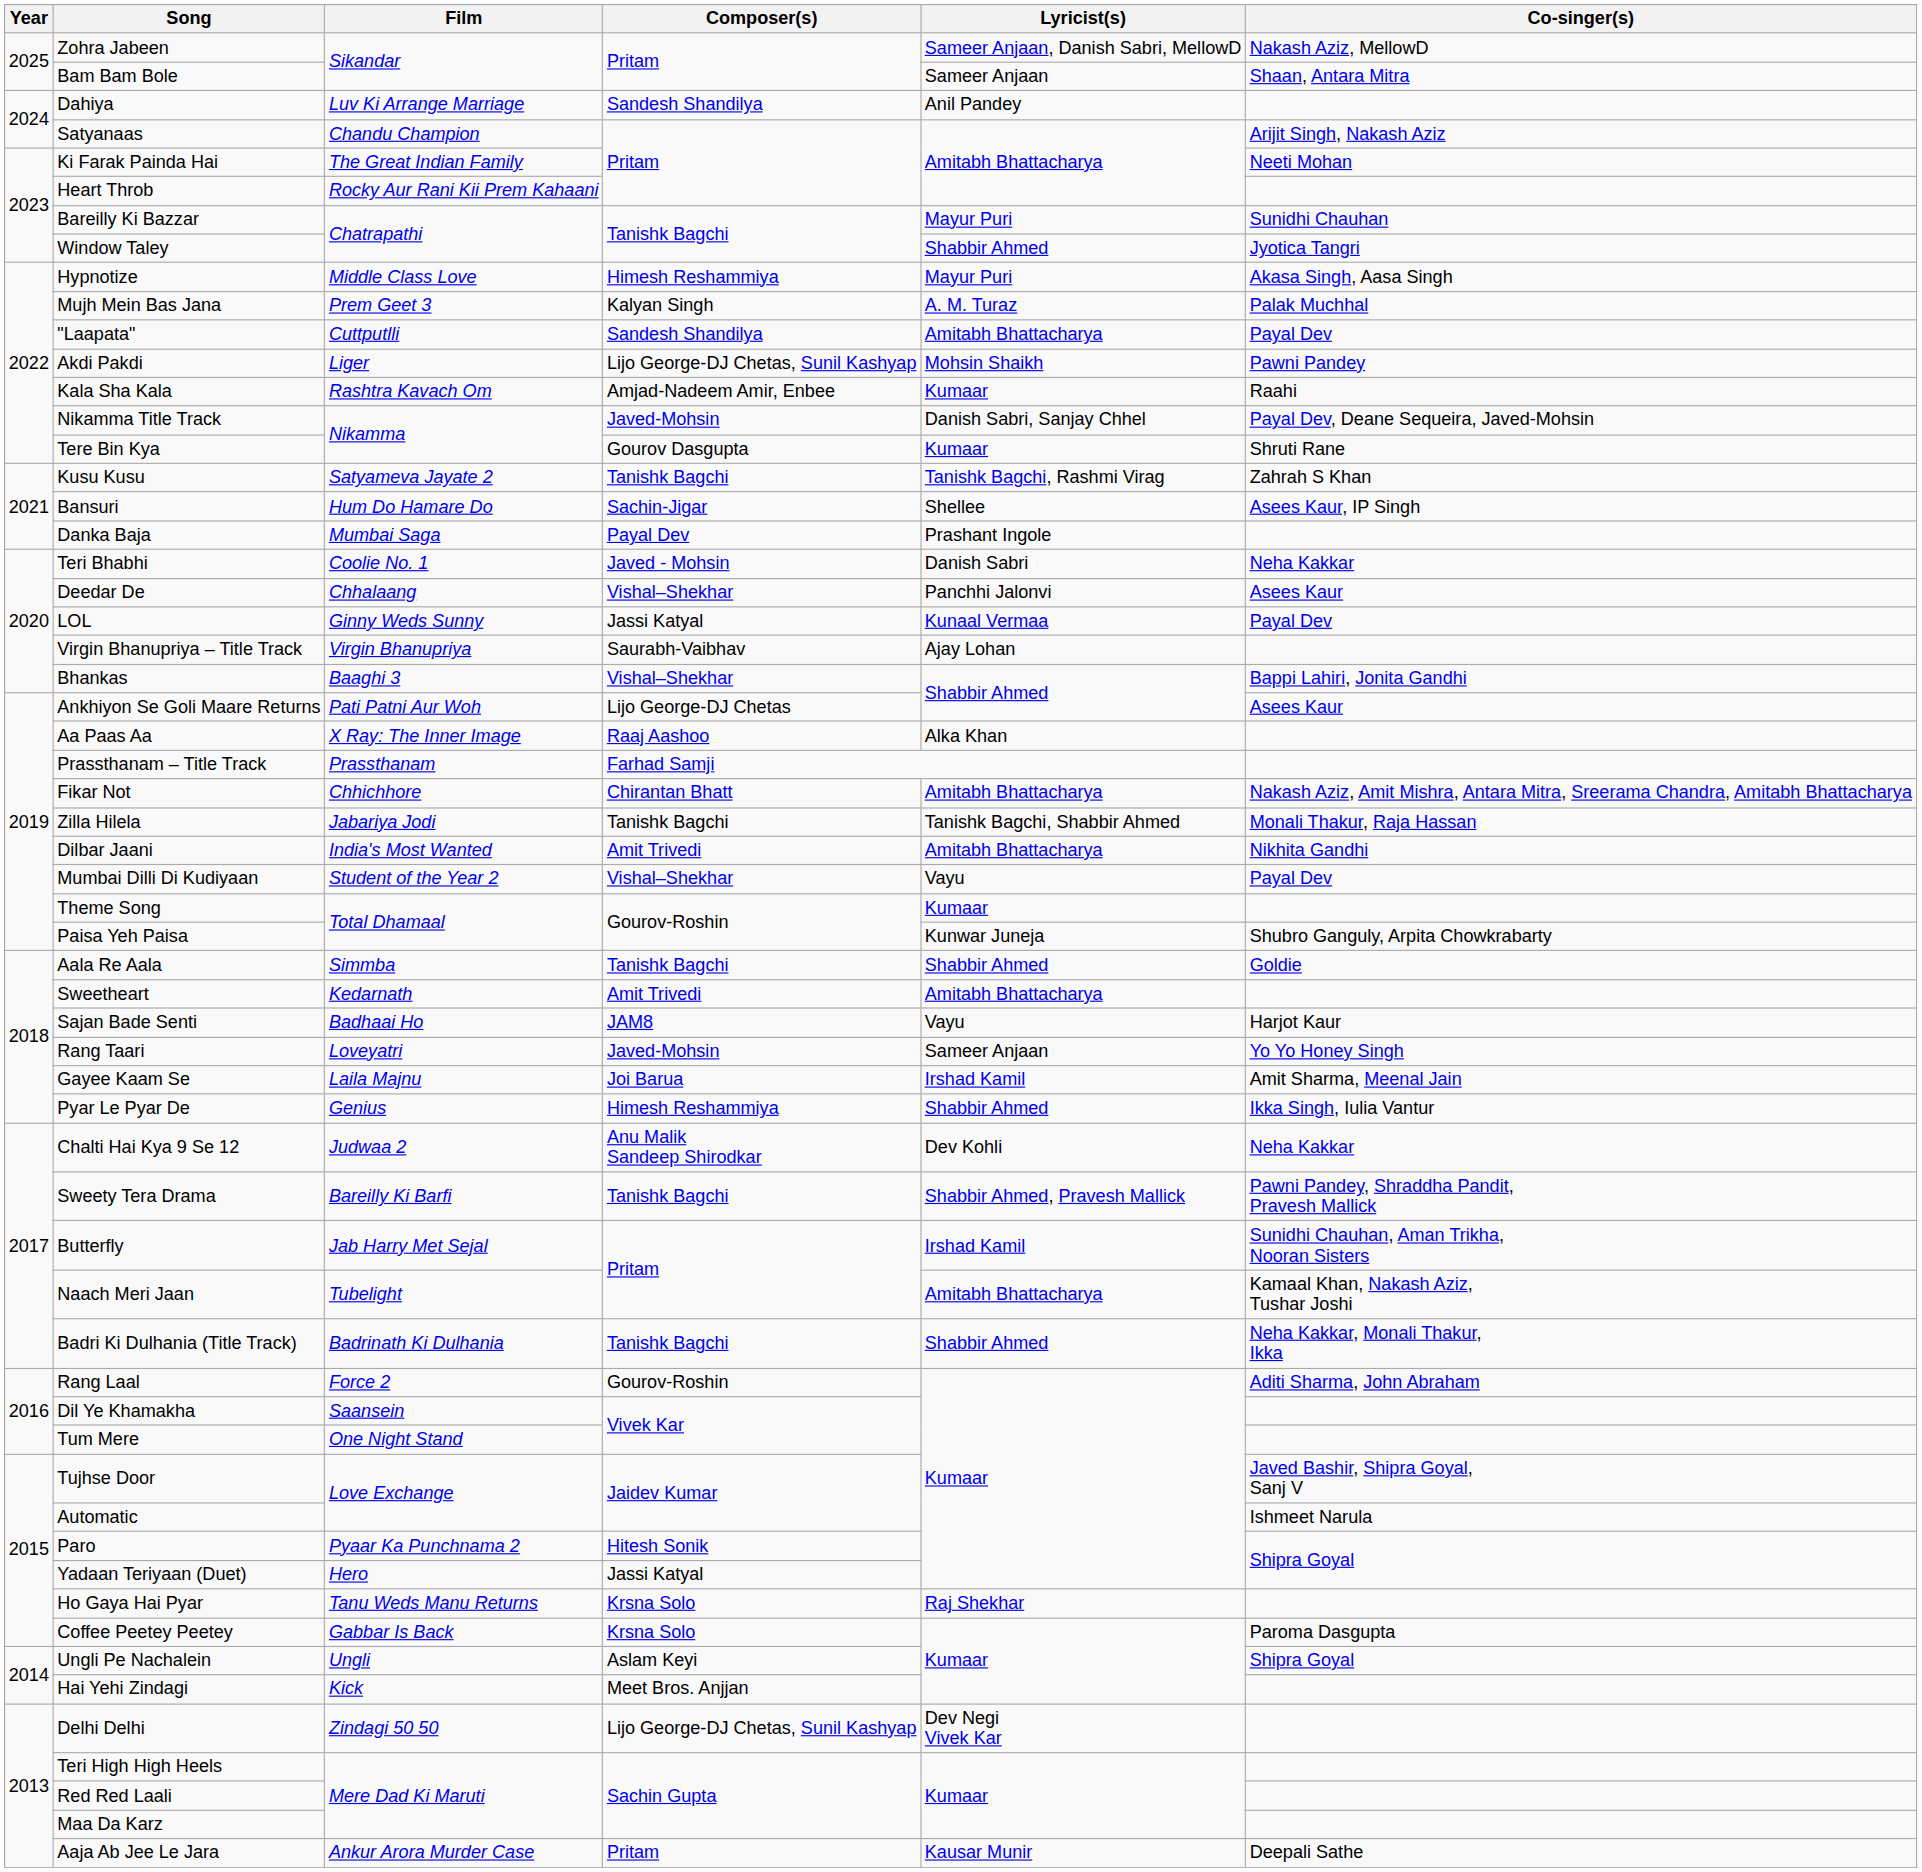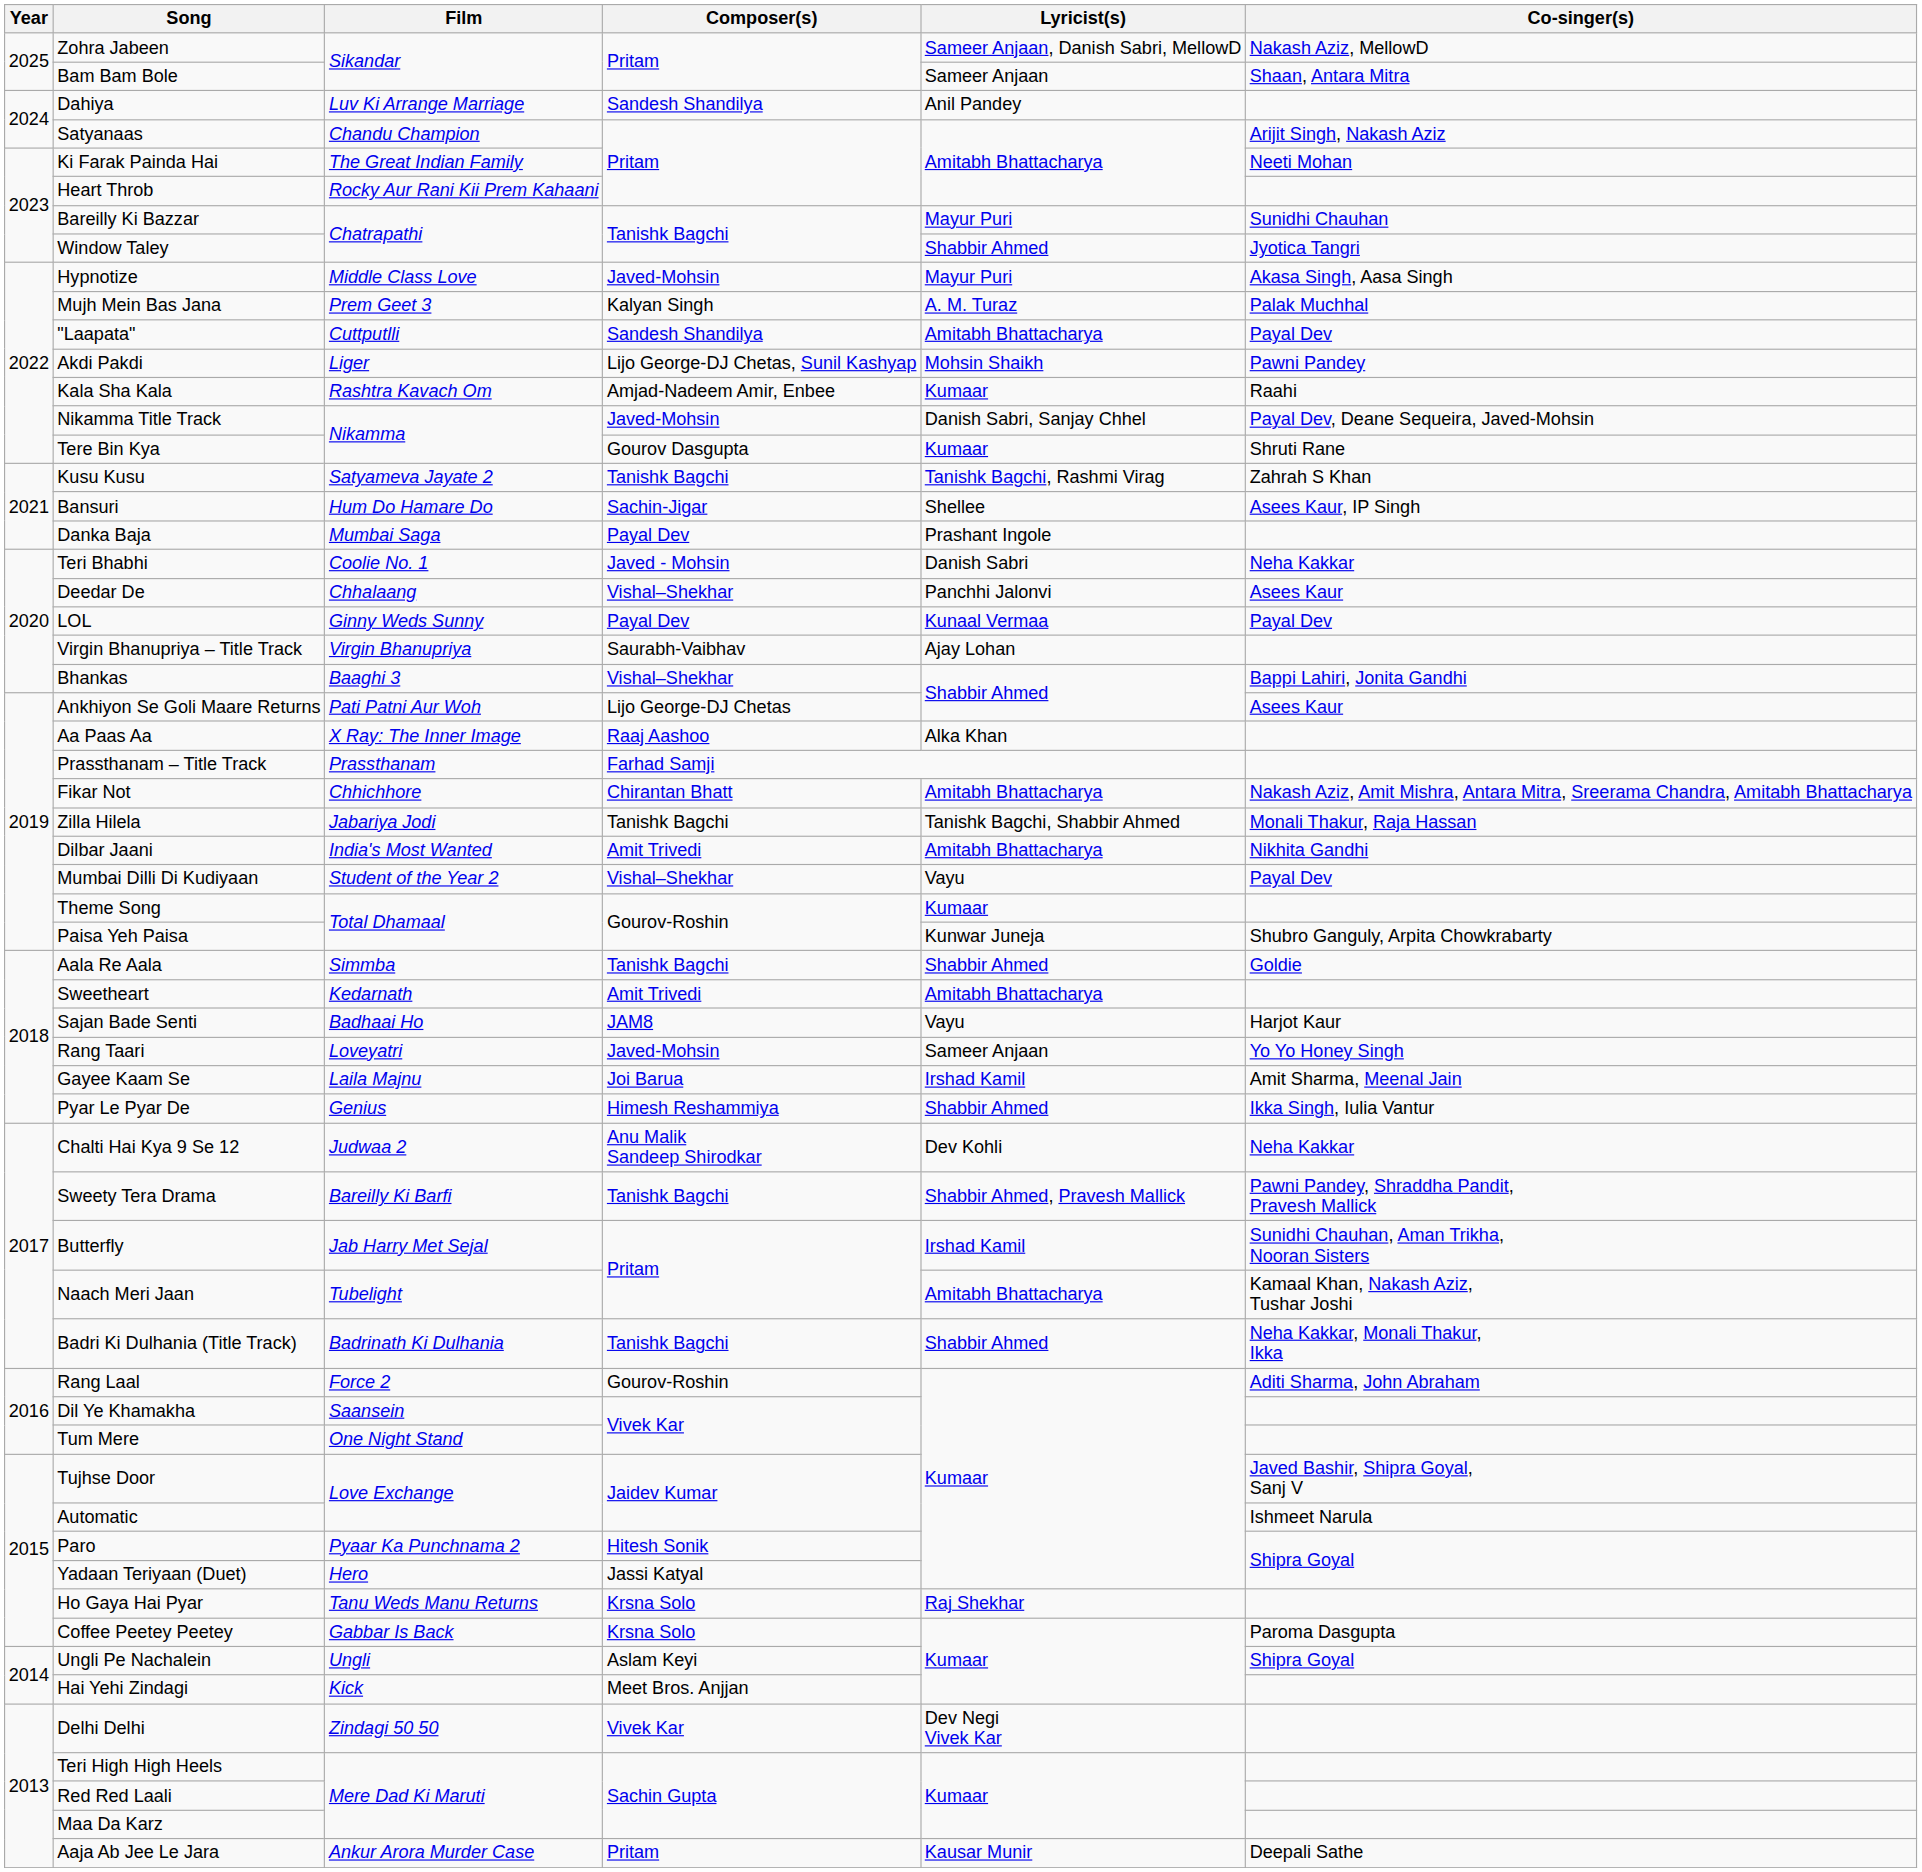(693, 276) Himesh Reshammiya -> (663, 276) Javed-Mohsin
(655, 620) Jassi Katyal -> (648, 620) Payal Dev
(762, 1728) Lijo George-DJ Chetas, Sunil Kashyap -> (645, 1728) Vivek Kar
